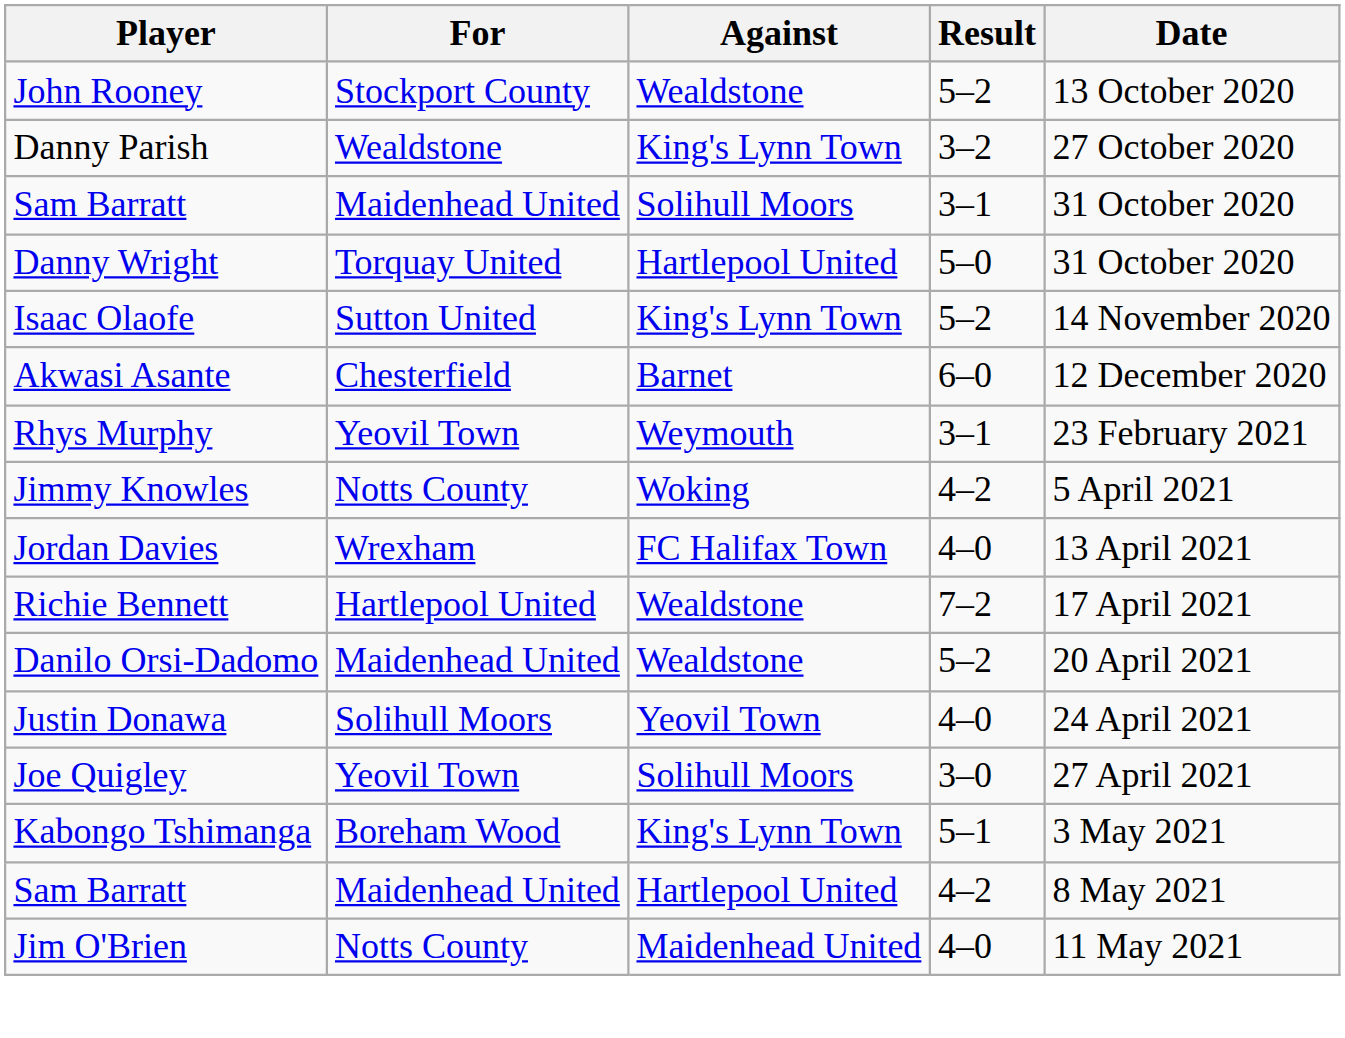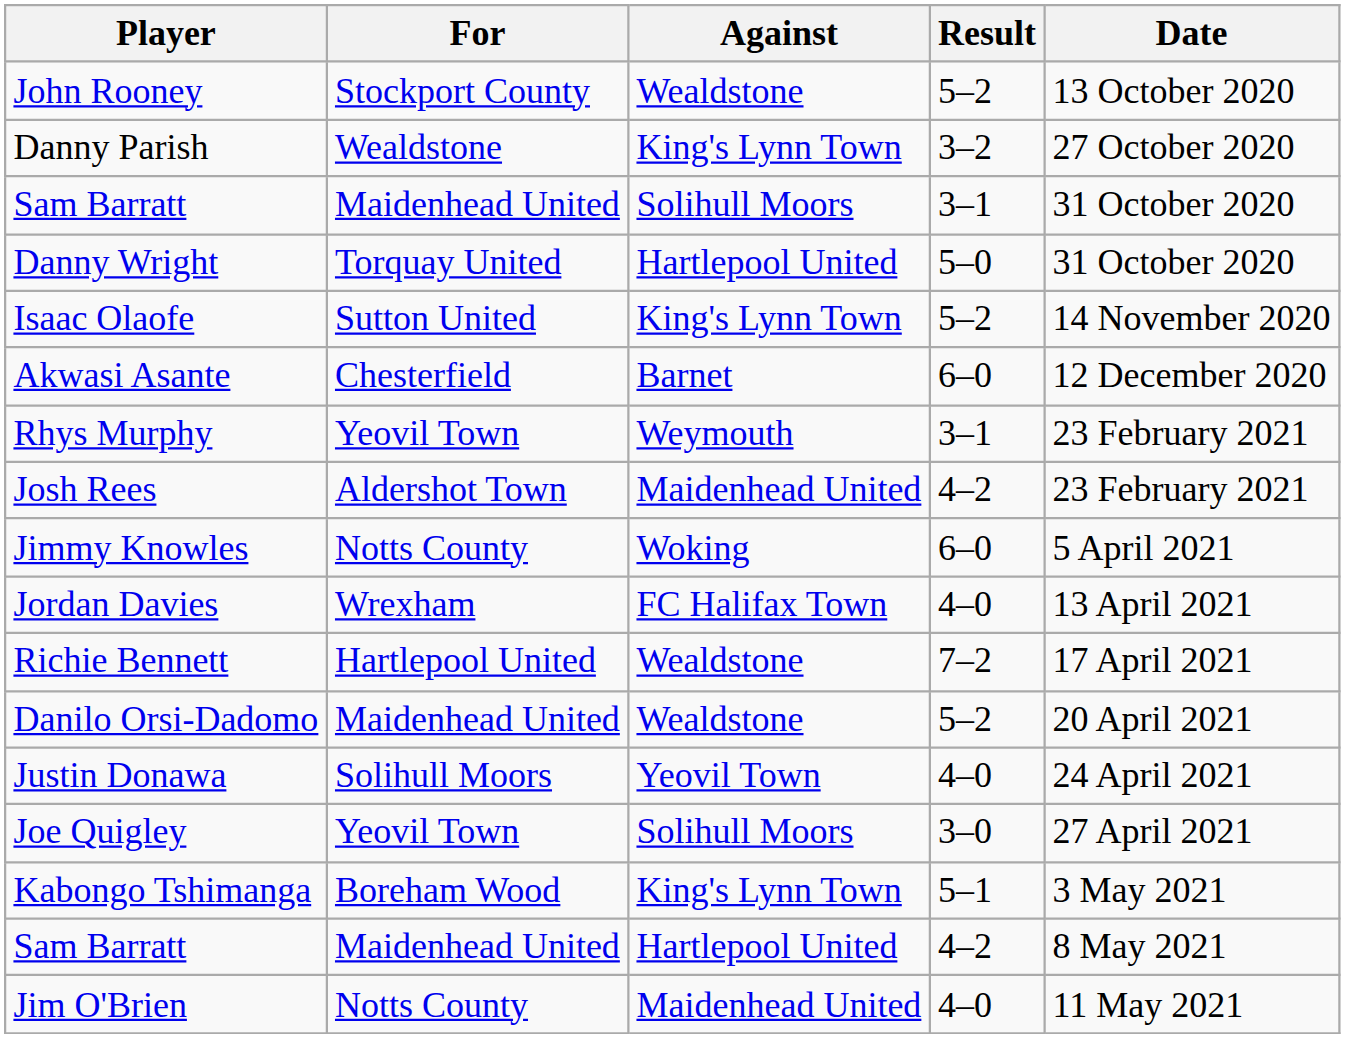+ row: (85, 489)
(965, 489) 4–2 -> (965, 546) 6–0
